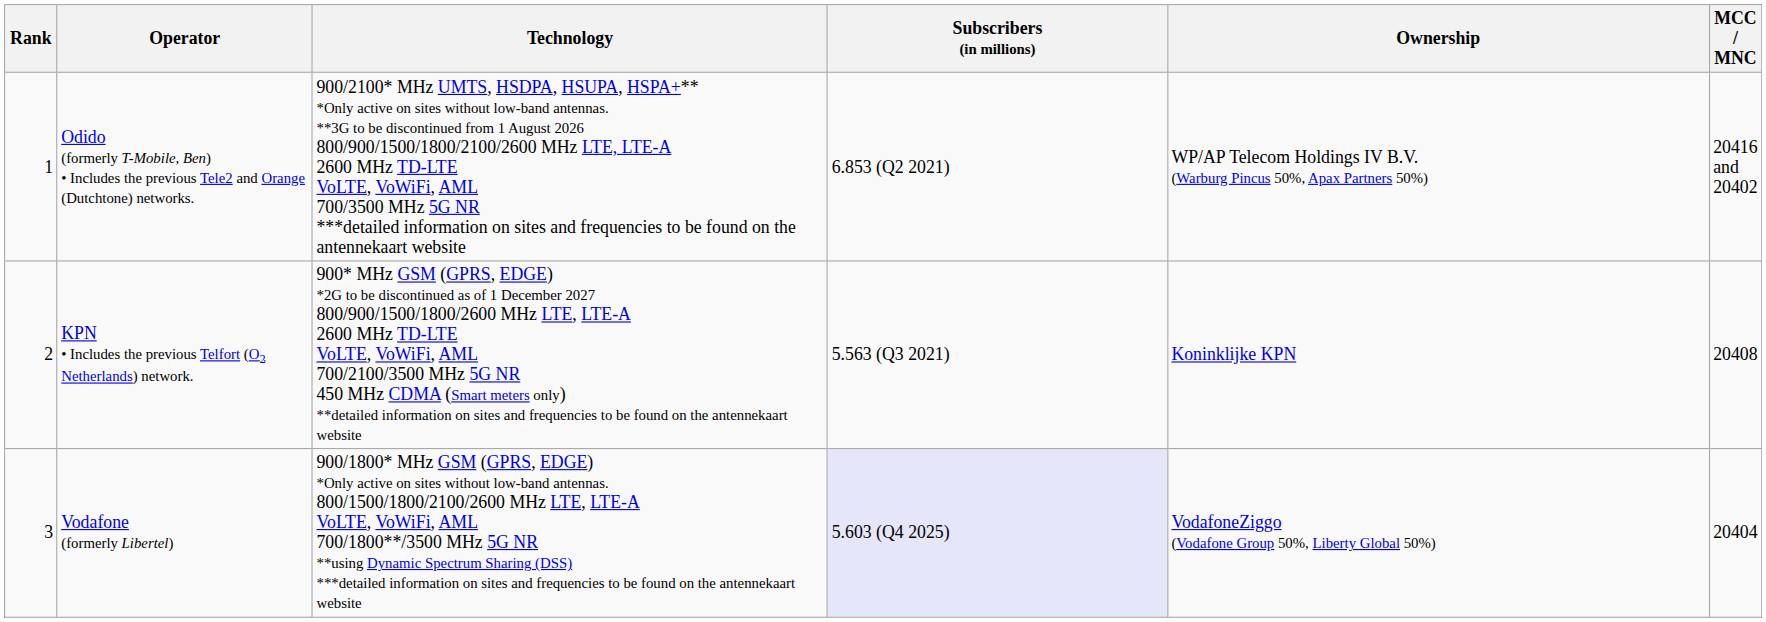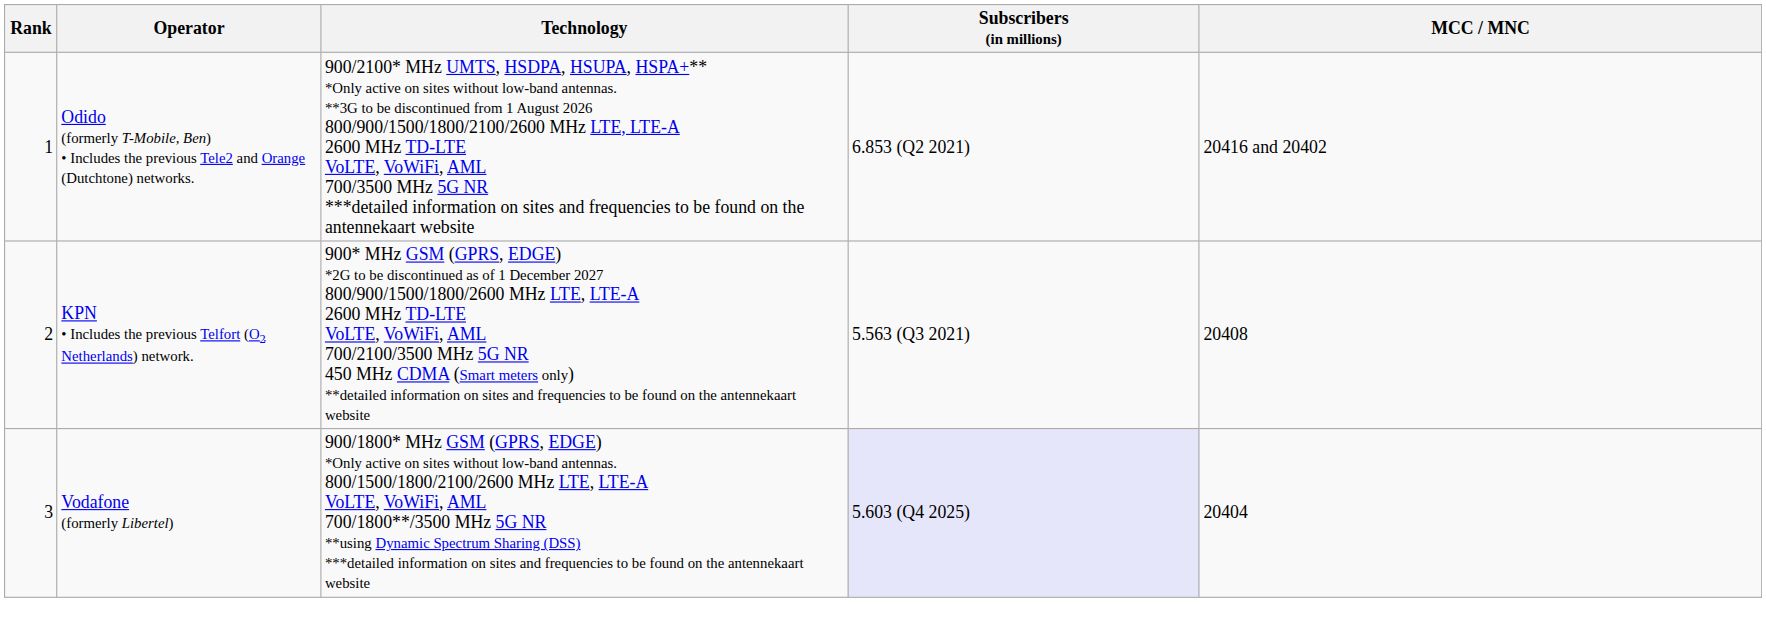- column: (1438, 38)
